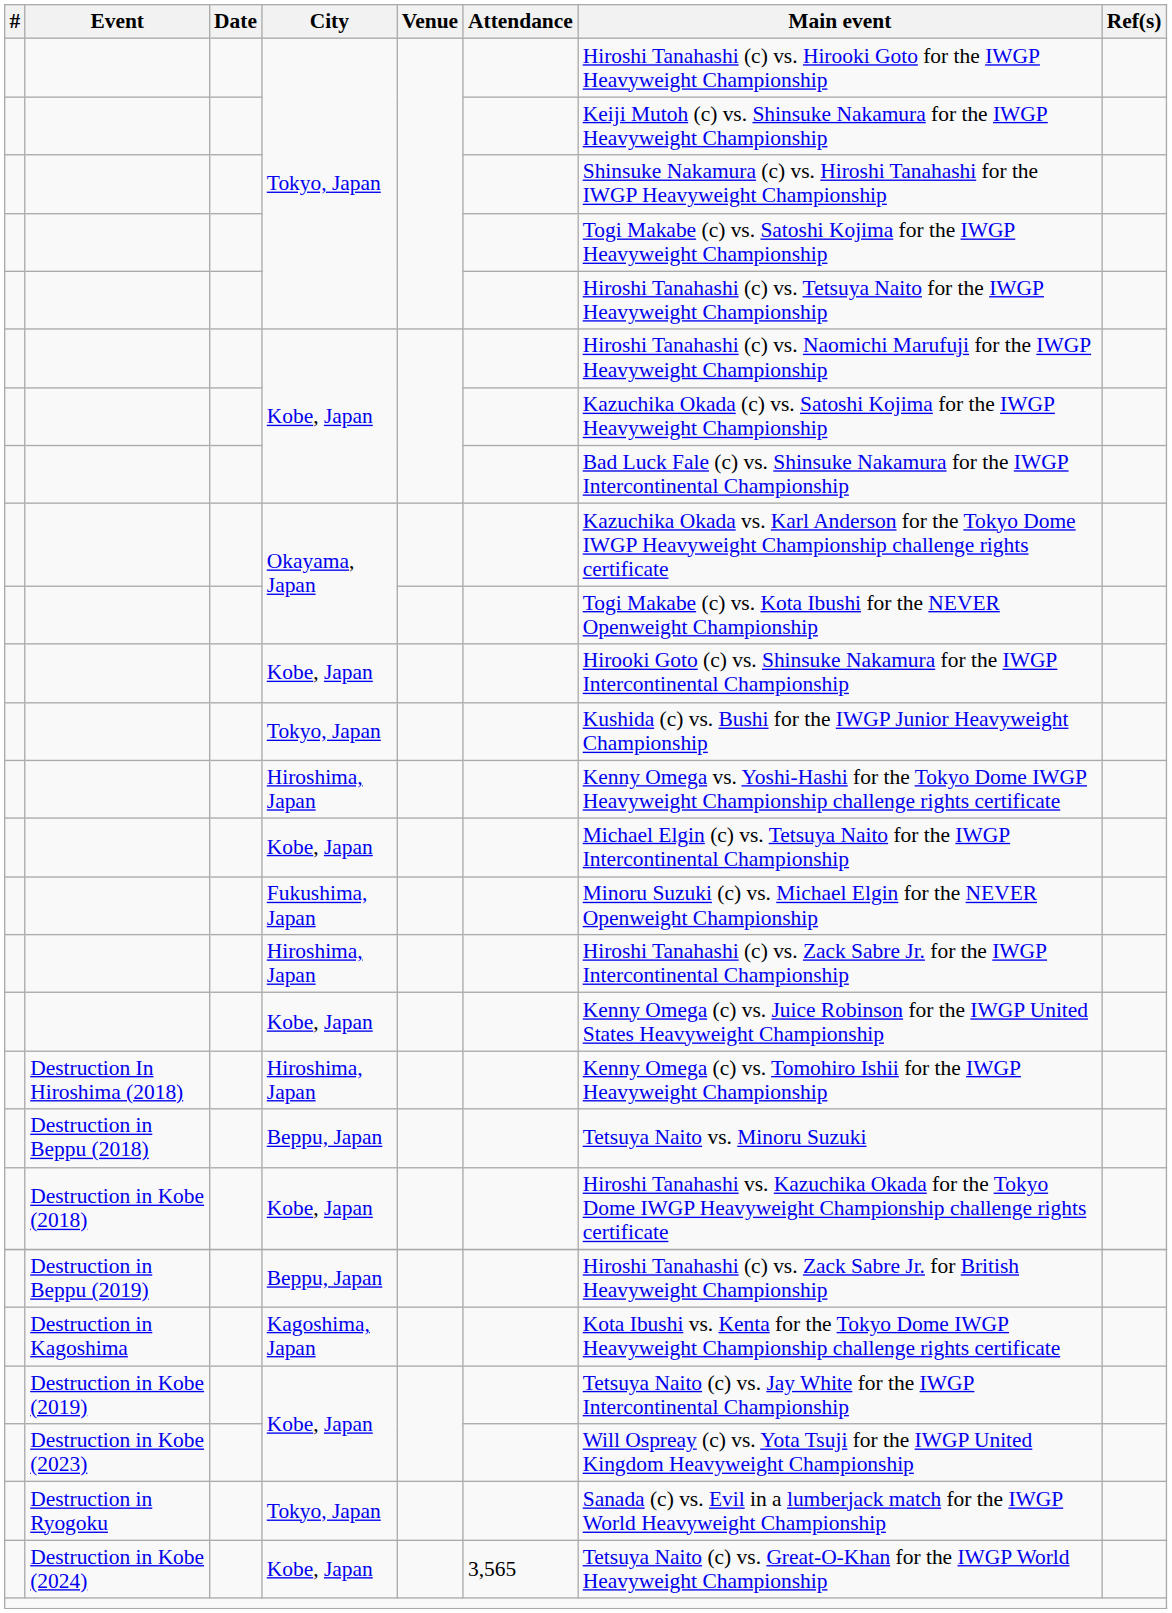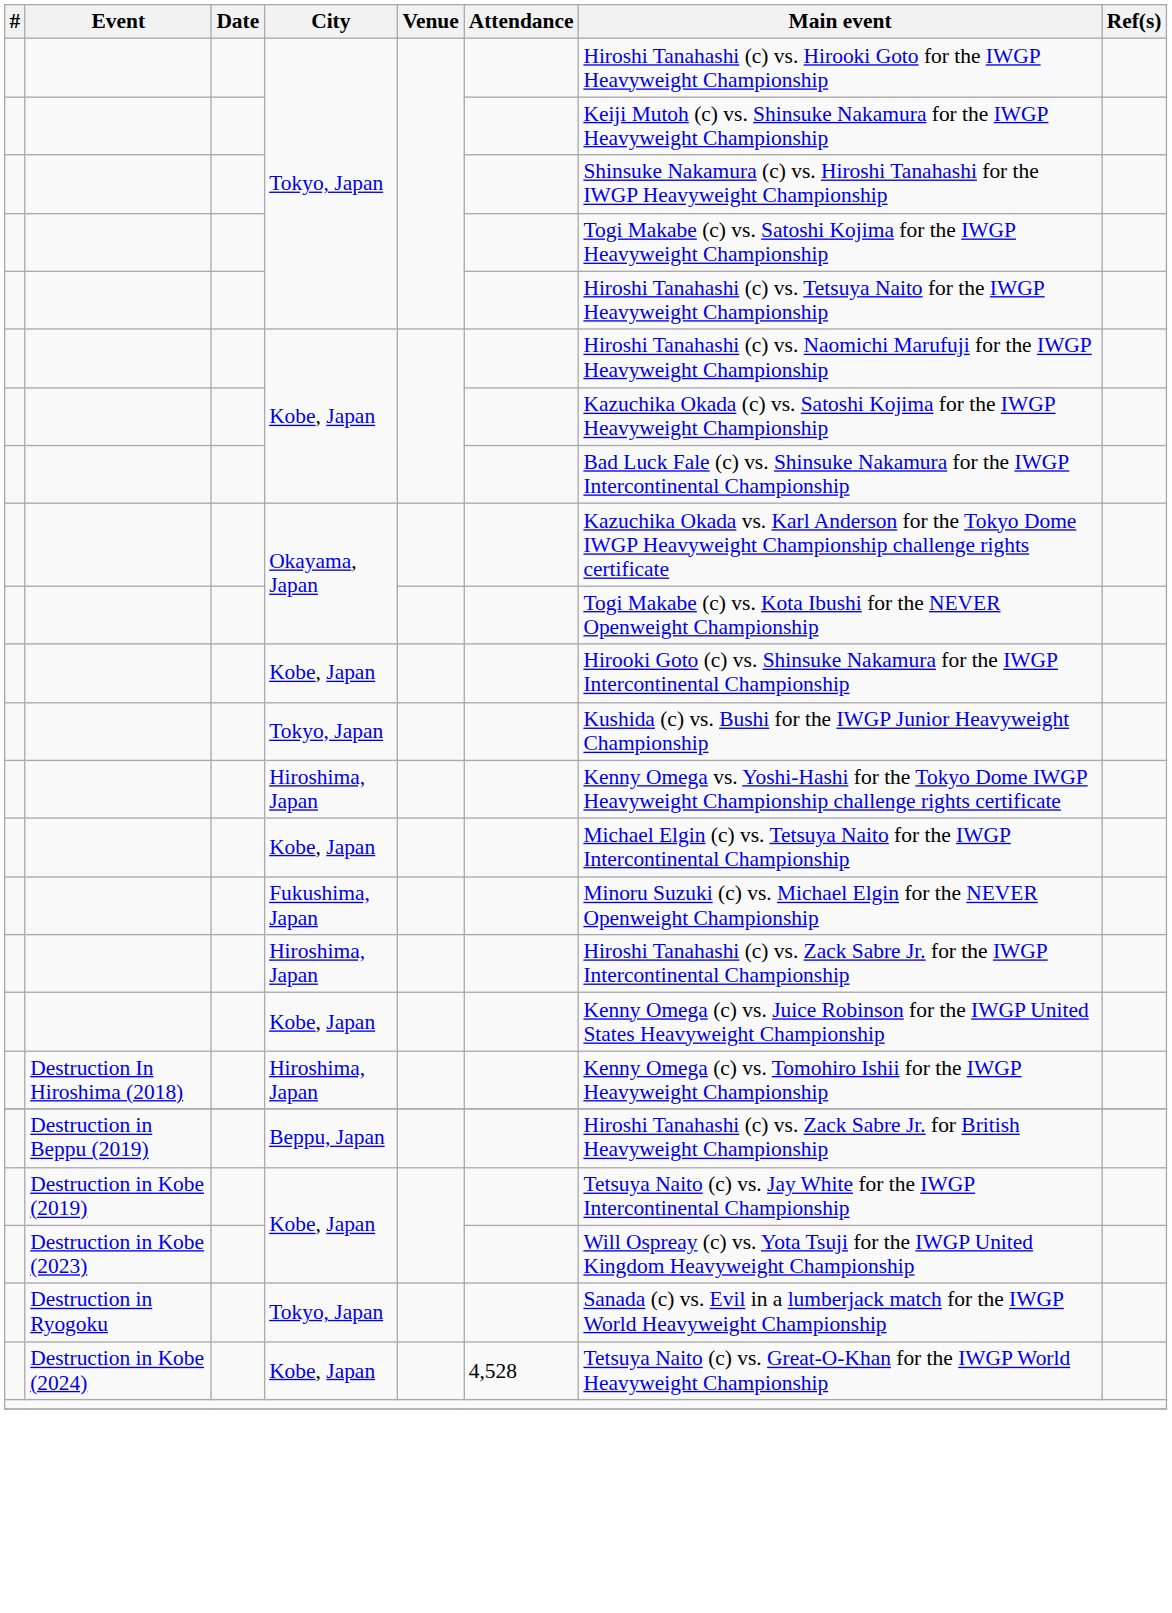- row: (91, 1137)
- row: (117, 1208)
- row: (91, 1336)
(492, 1568) 3,565 -> (493, 1370) 4,528
